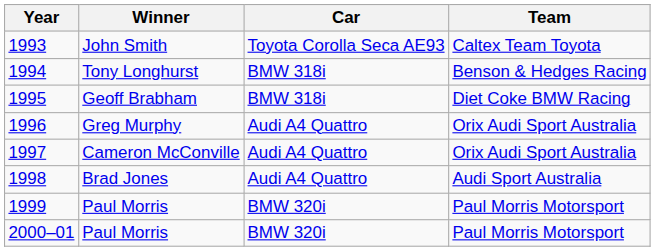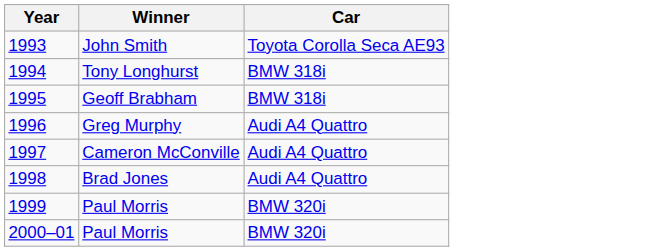- column: (549, 17)
